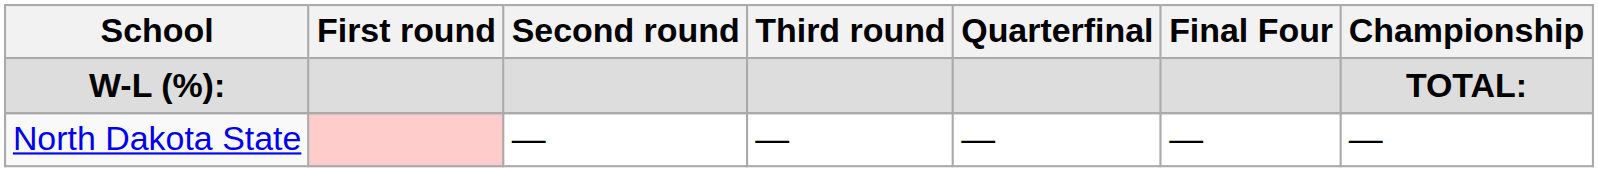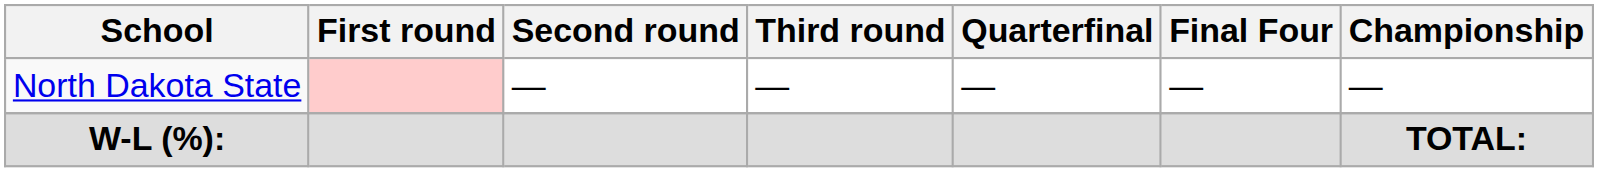rows swapped: (157, 138) <-> (157, 85)
